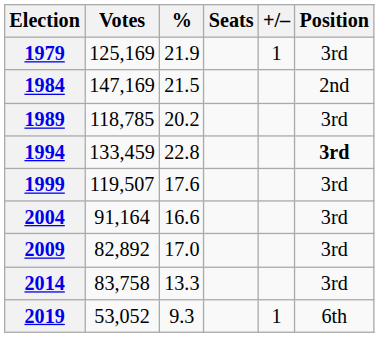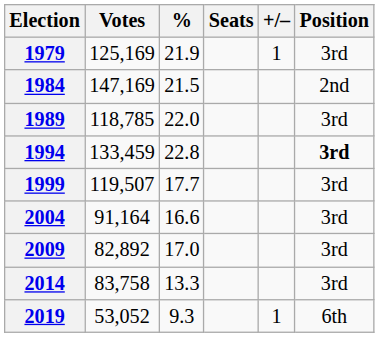(182, 118) 20.2 -> (182, 118) 22.0
(182, 184) 17.6 -> (182, 184) 17.7
